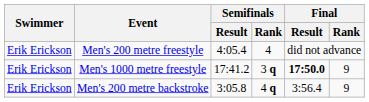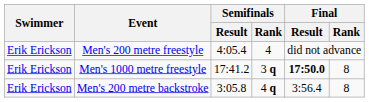(346, 69) 9 -> (346, 69) 8
(346, 87) 9 -> (346, 87) 8
